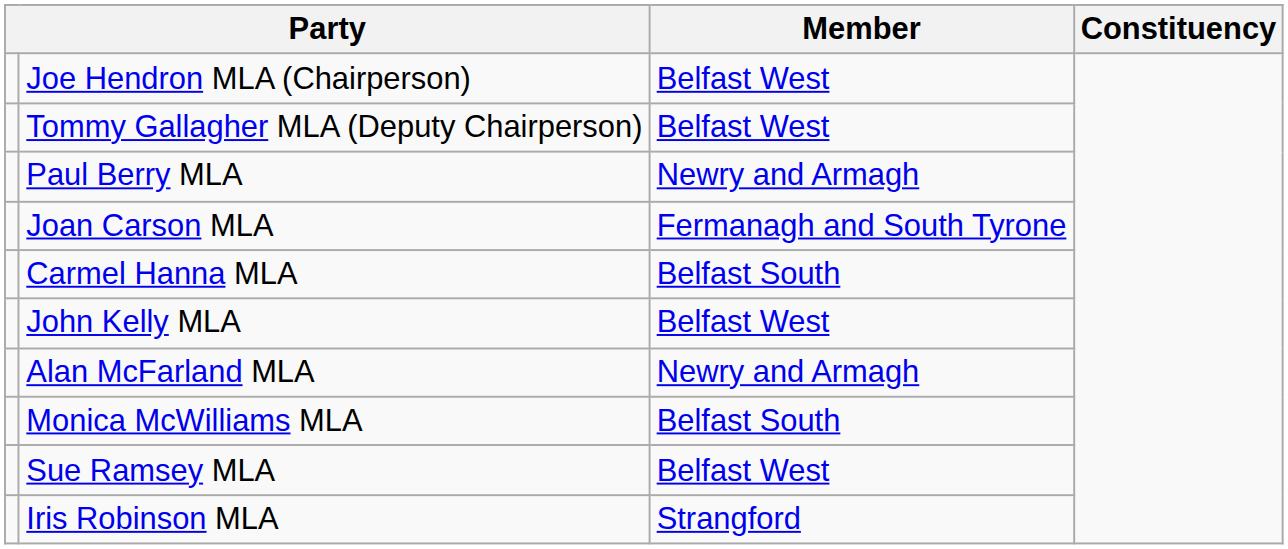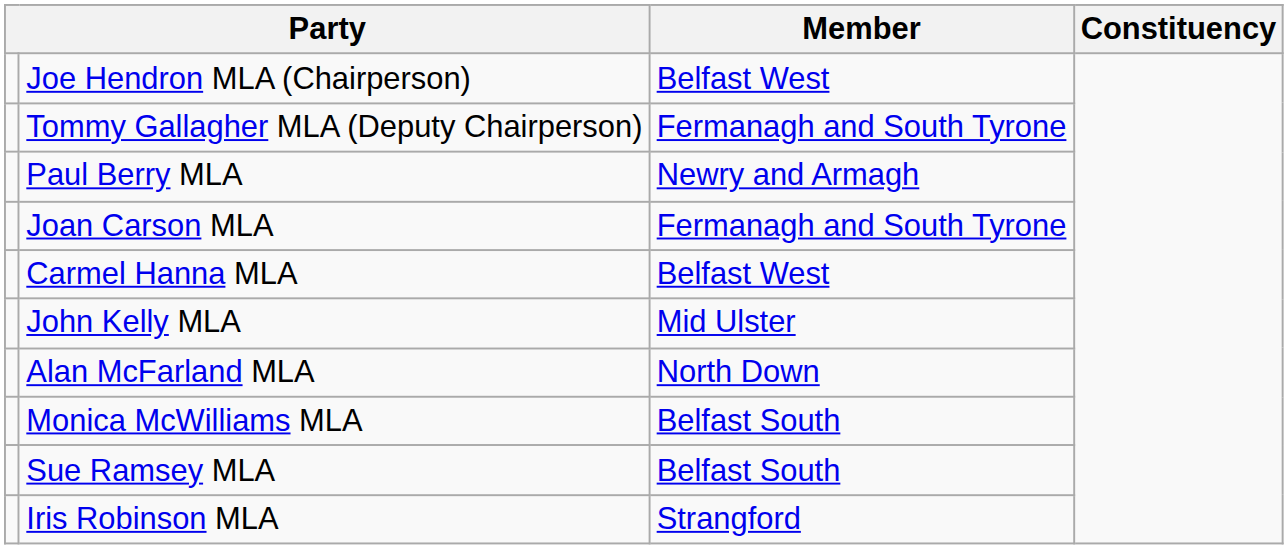(743, 126) Belfast West -> (862, 126) Fermanagh and South Tyrone
(749, 273) Belfast South -> (743, 273) Belfast West
(743, 322) Belfast West -> (726, 322) Mid Ulster
(788, 371) Newry and Armagh -> (738, 371) North Down
(743, 469) Belfast West -> (749, 469) Belfast South
